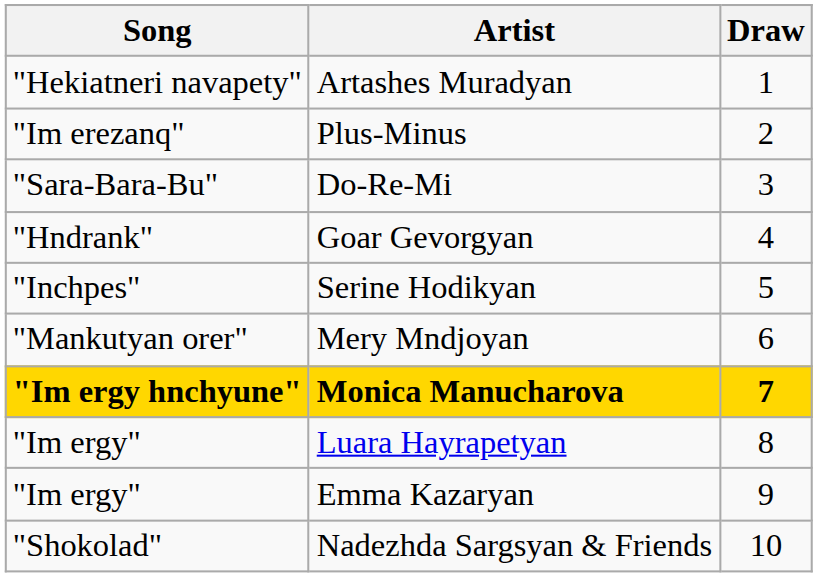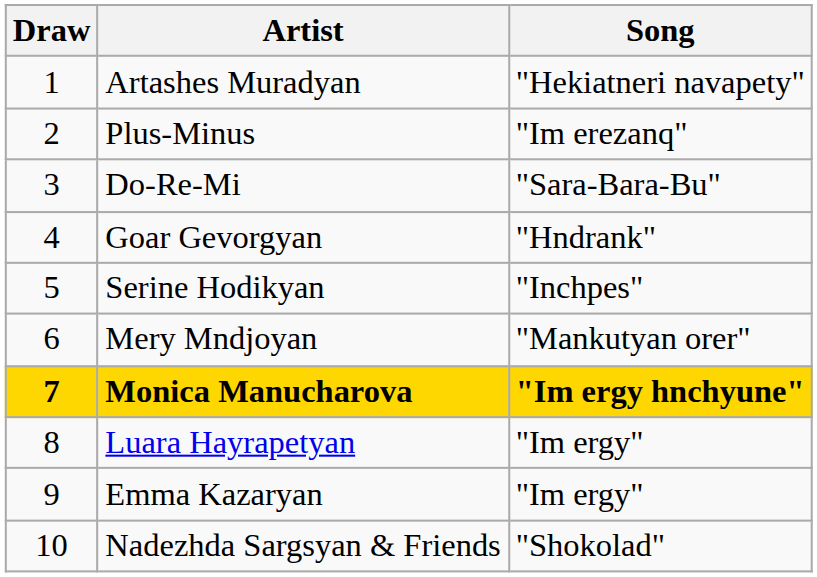columns swapped: (766, 30) <-> (157, 30)
